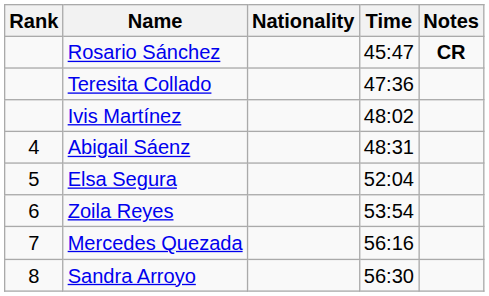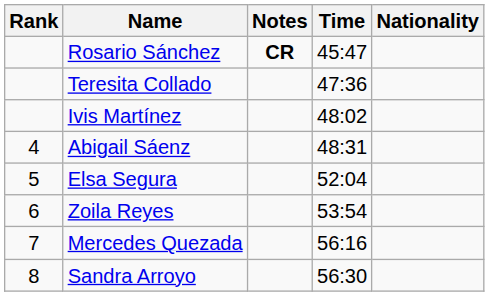columns swapped: (303, 21) <-> (451, 21)
